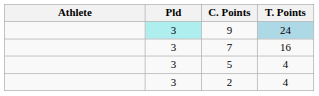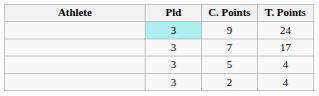(285, 30) lightblue background -> (285, 30) no background
(285, 47) 16 -> (285, 47) 17
